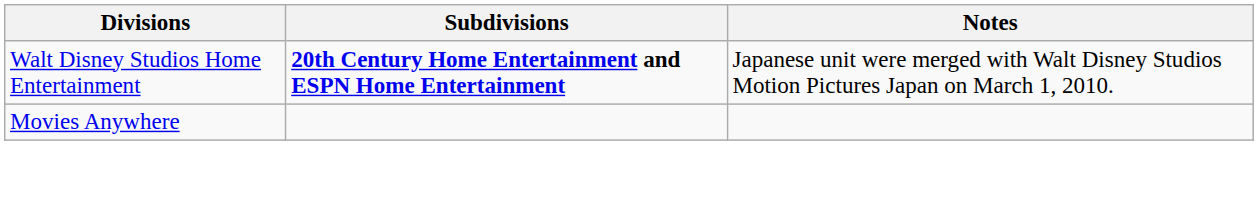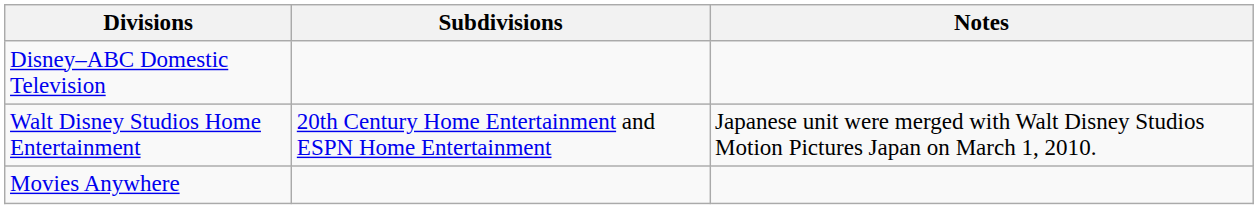+ row: (119, 72)
(486, 72) bold -> (476, 134) normal
